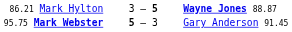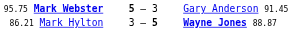rows swapped: (56, 9) <-> (54, 23)
